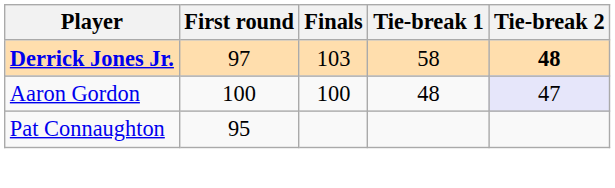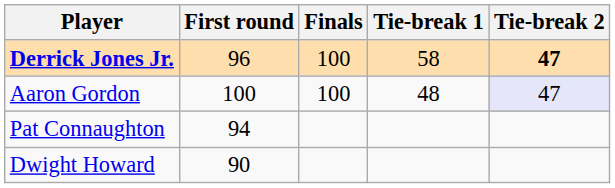(239, 57) 97 -> (239, 57) 96
(334, 57) 103 -> (334, 57) 100
(549, 57) 48 -> (549, 57) 47
(239, 128) 95 -> (239, 128) 94
+ row: (82, 164)
